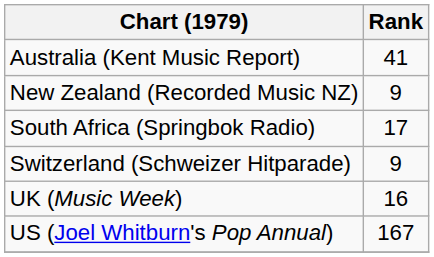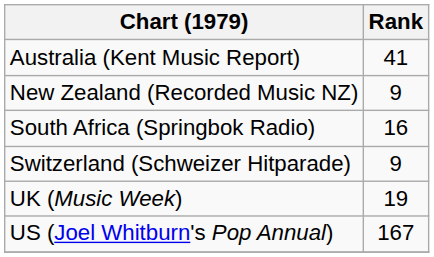(396, 127) 17 -> (396, 127) 16
(396, 198) 16 -> (396, 198) 19
